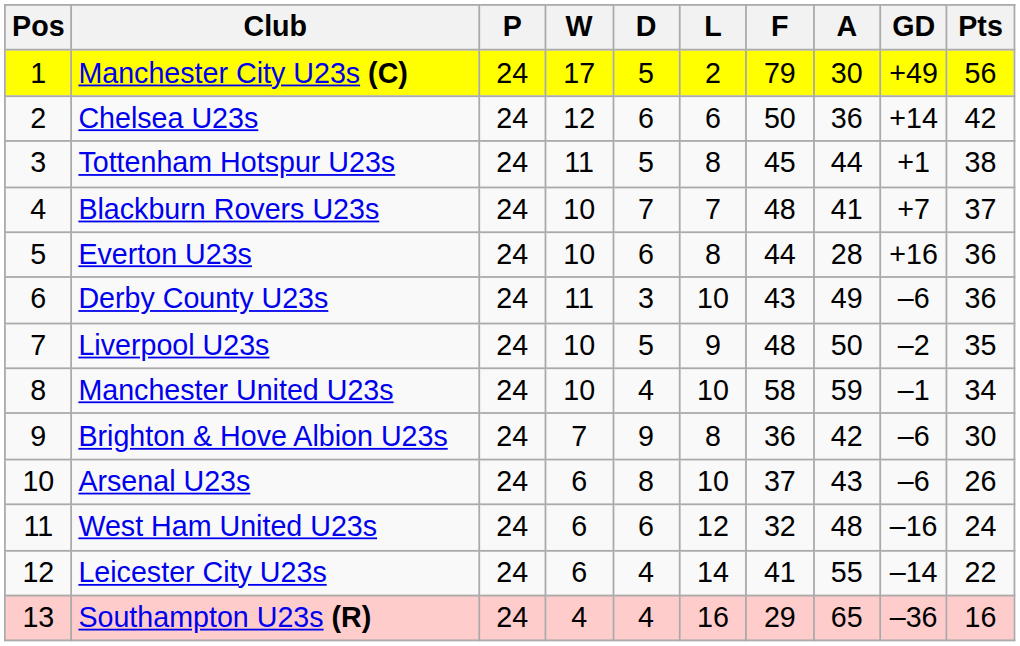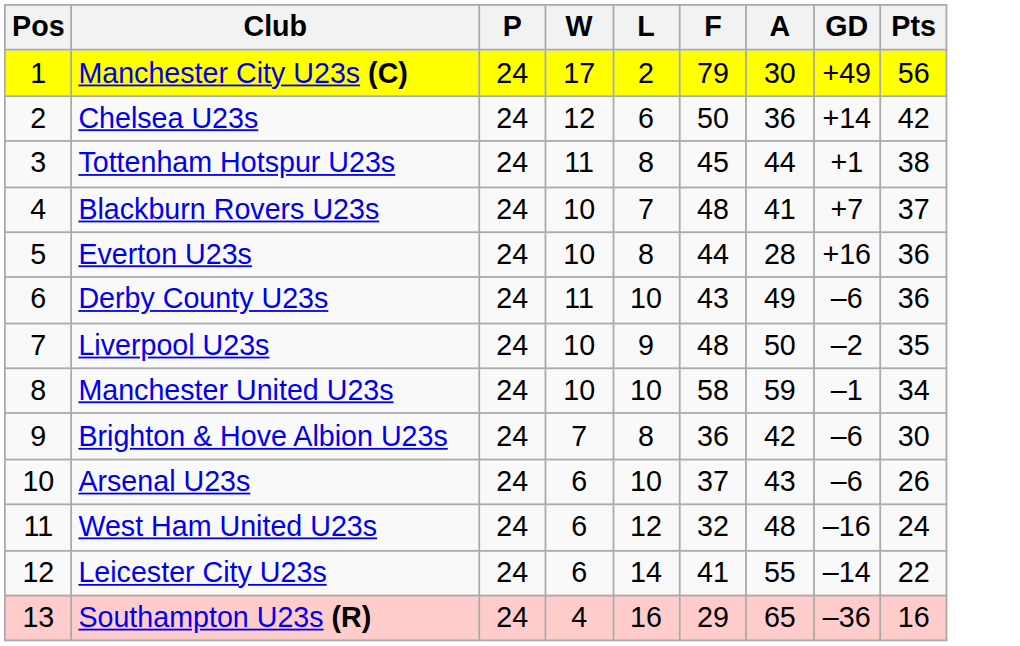- column: (646, 27)
